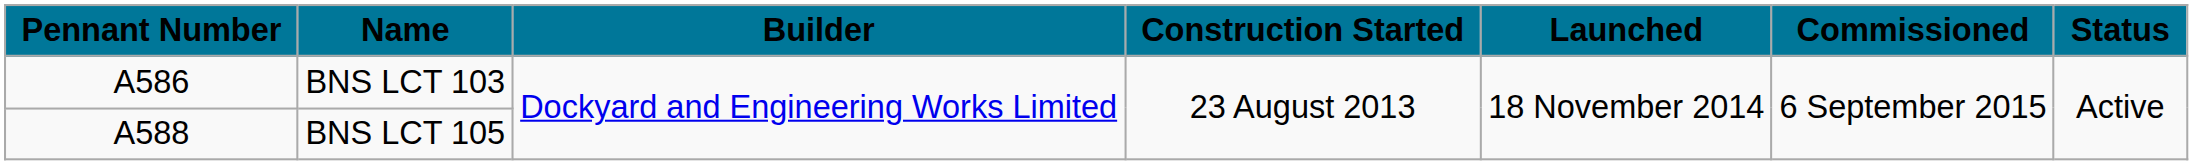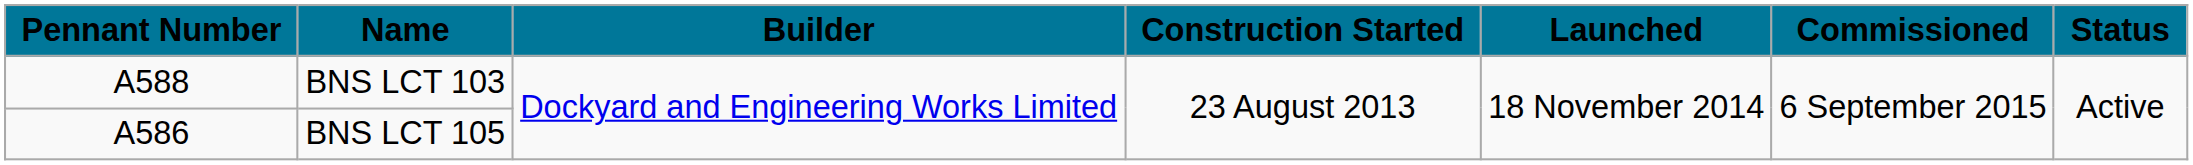(151, 81) A586 -> (151, 81) A588
(151, 133) A588 -> (151, 133) A586
